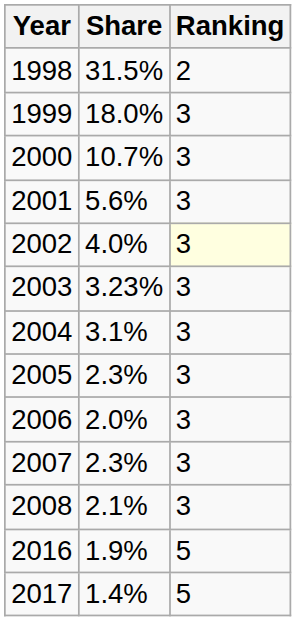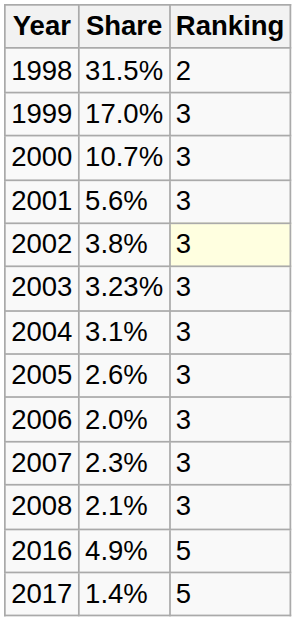(124, 113) 18.0% -> (124, 113) 17.0%
(116, 244) 4.0% -> (116, 244) 3.8%
(116, 375) 2.3% -> (116, 375) 2.6%
(116, 550) 1.9% -> (116, 550) 4.9%
